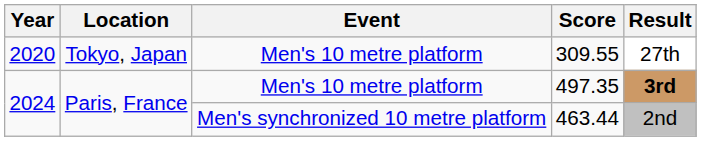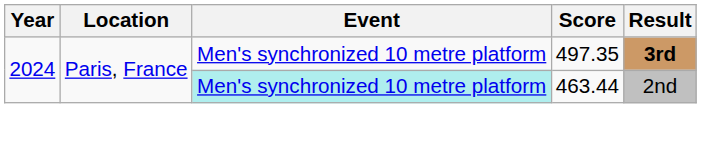- row: (587, 53)
(372, 86) Men's 10 metre platform -> (372, 53) Men's synchronized 10 metre platform
(372, 119) no background -> (372, 86) paleturquoise background
